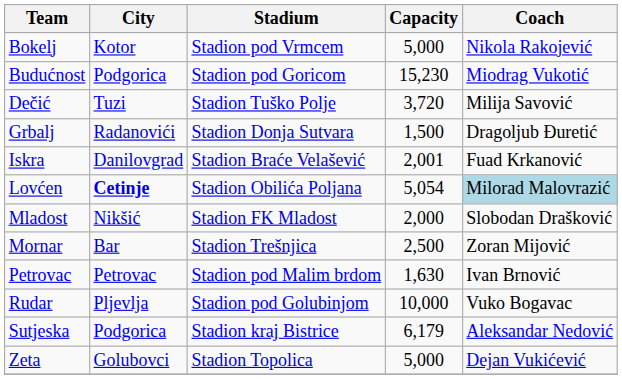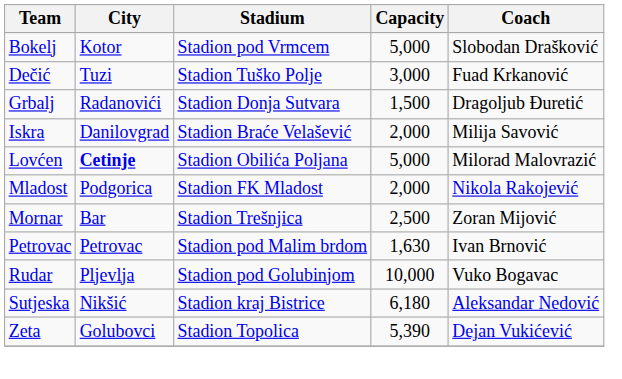(529, 47) Nikola Rakojević -> (525, 47) Slobodan Drašković
- row: (47, 75)
(424, 103) 3,720 -> (410, 75) 3,000
(519, 103) Milija Savović -> (510, 75) Fuad Krkanović
(424, 160) 2,001 -> (410, 132) 2,000
(524, 160) Fuad Krkanović -> (505, 132) Milija Savović
(424, 189) 5,054 -> (410, 160) 5,000
(538, 189) lightblue background -> (524, 160) no background
(117, 217) Nikšić -> (116, 189) Podgorica
(539, 217) Slobodan Drašković -> (515, 189) Nikola Rakojević
(130, 331) Podgorica -> (103, 302) Nikšić
(424, 331) 6,179 -> (410, 302) 6,180
(424, 359) 5,000 -> (410, 331) 5,390
